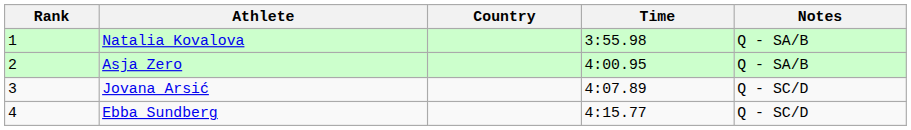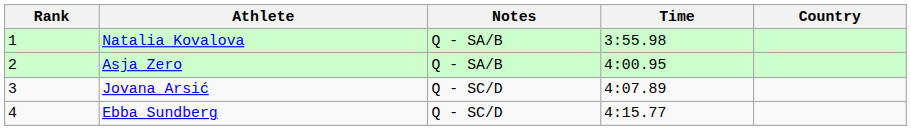columns swapped: (504, 17) <-> (820, 17)
